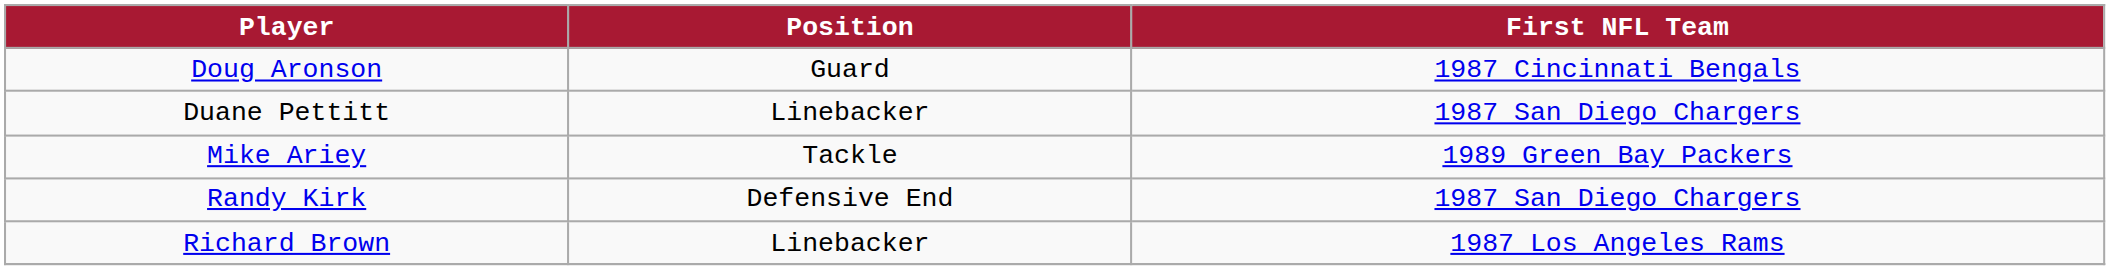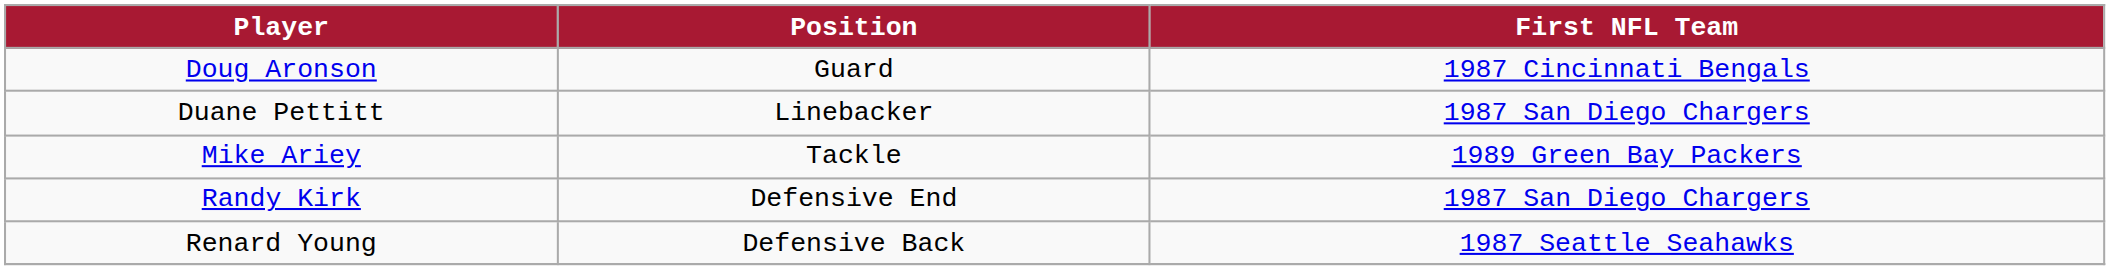+ row: (281, 243)
- row: (287, 243)
